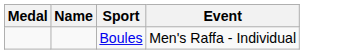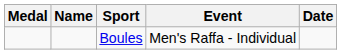+ column: (318, 16)
